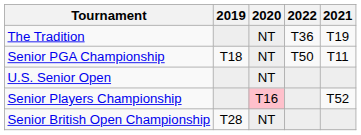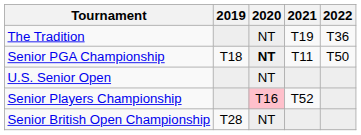columns swapped: (338, 15) <-> (302, 15)
(267, 57) normal -> (267, 57) bold
